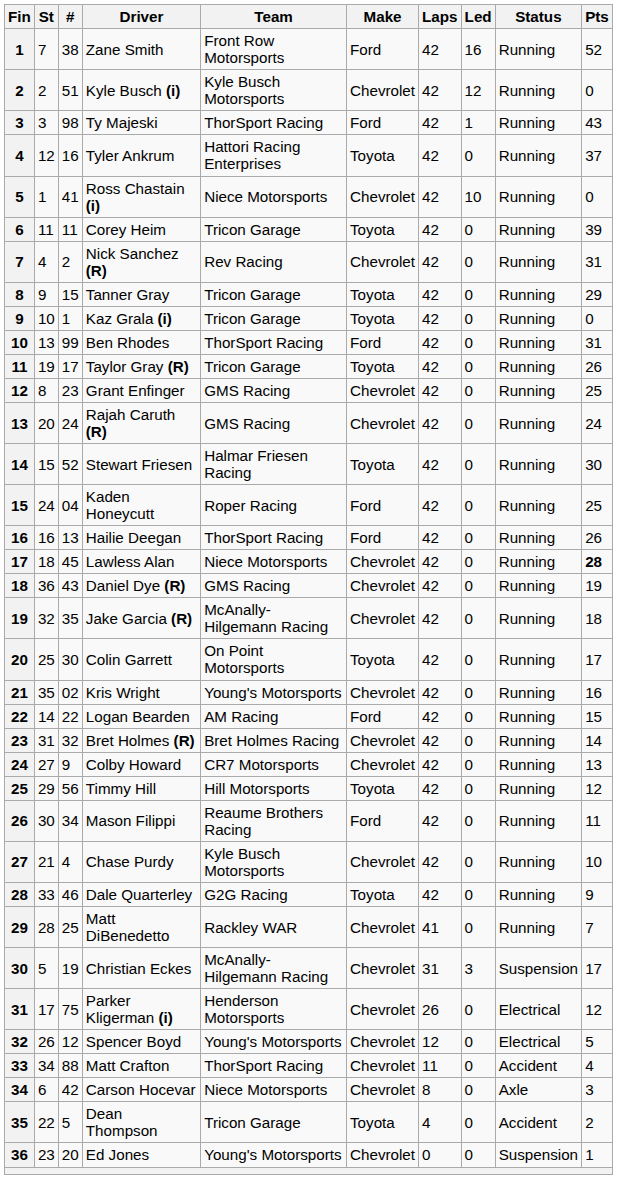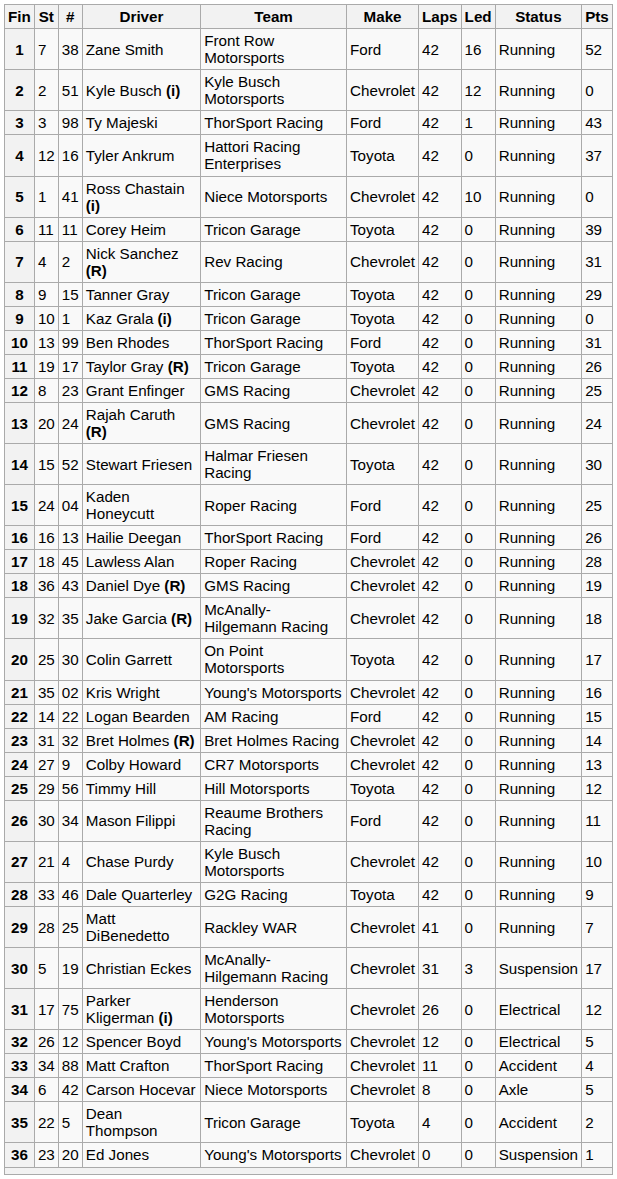(266, 562) Niece Motorsports -> (251, 562) Roper Racing
(594, 562) bold -> (594, 562) normal
(589, 1090) 3 -> (589, 1090) 5
